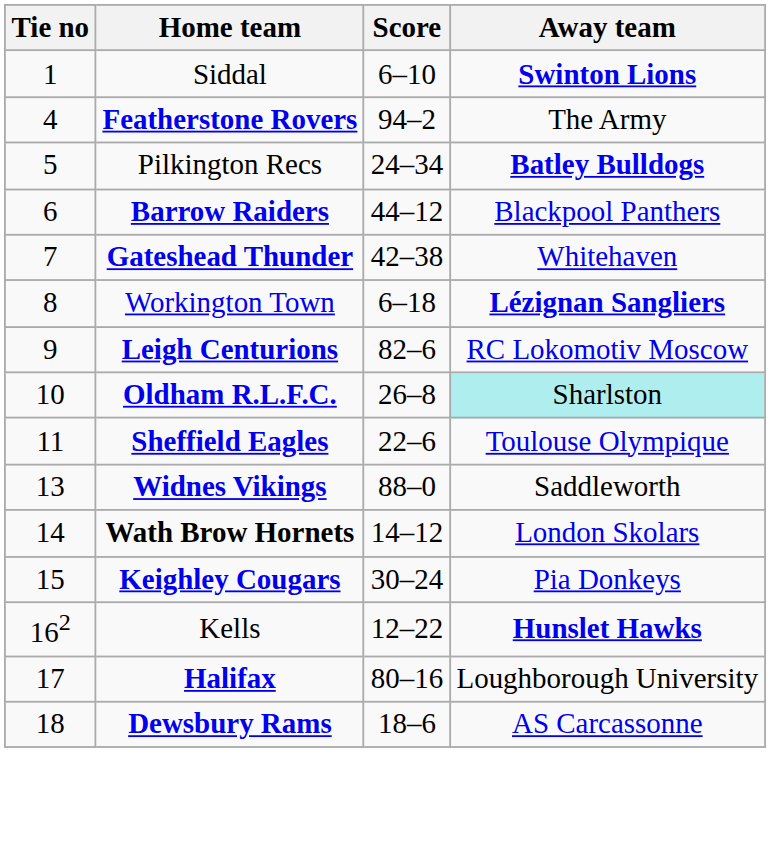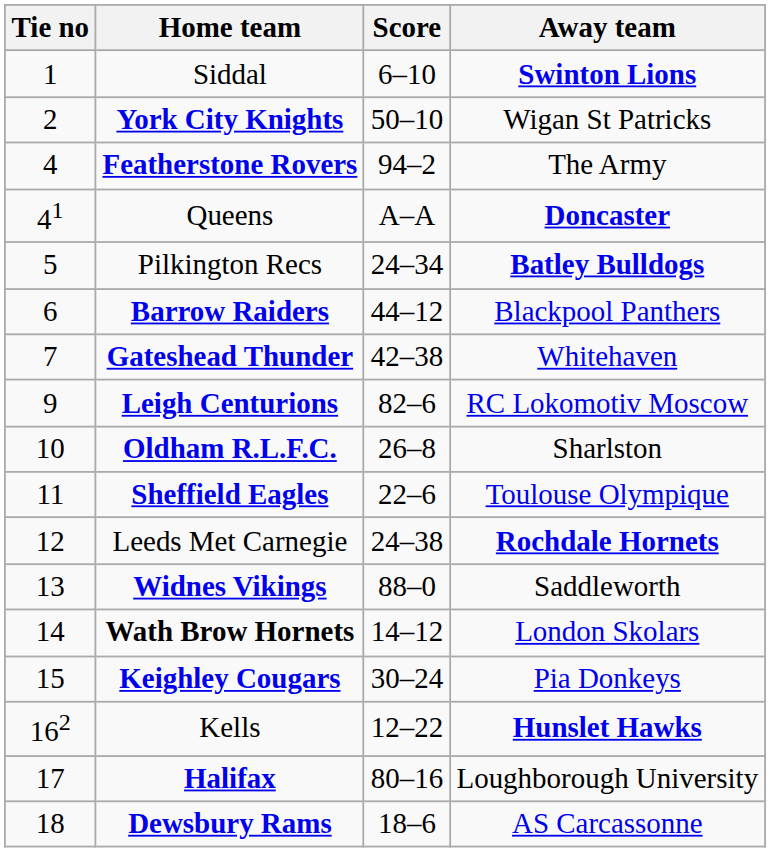+ row: (230, 119)
+ row: (230, 215)
- row: (230, 303)
(607, 394) paleturquoise background -> (607, 448) no background
+ row: (230, 540)
